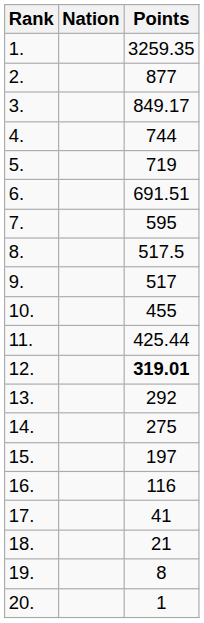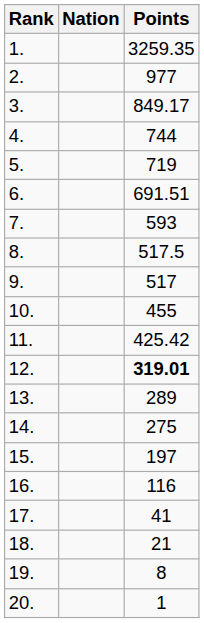(161, 77) 877 -> (161, 77) 977
(161, 223) 595 -> (161, 223) 593
(161, 340) 425.44 -> (161, 340) 425.42
(161, 398) 292 -> (161, 398) 289
